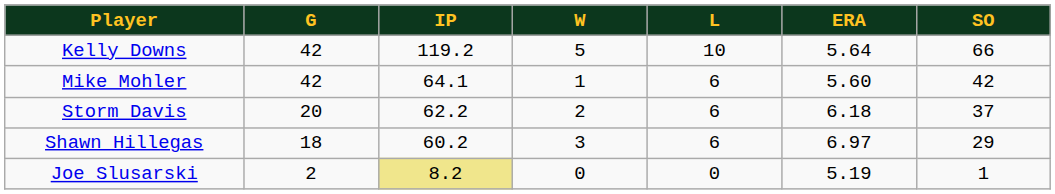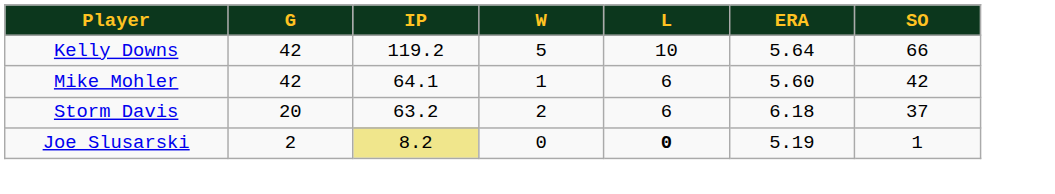(445, 112) 62.2 -> (416, 112) 63.2
- row: (124, 143)
(714, 174) normal -> (666, 143) bold
